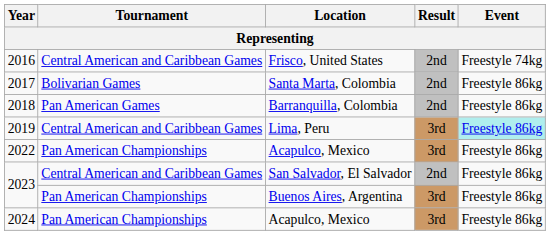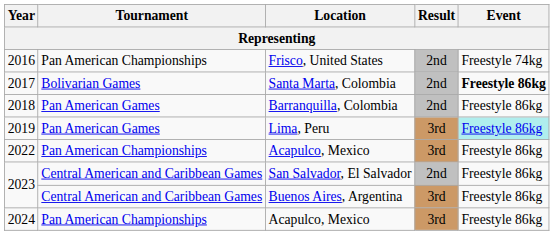(152, 61) Central American and Caribbean Games -> (124, 61) Pan American Championships
(502, 83) normal -> (504, 83) bold
(152, 128) Central American and Caribbean Games -> (101, 128) Pan American Games
(124, 196) Pan American Championships -> (152, 196) Central American and Caribbean Games
